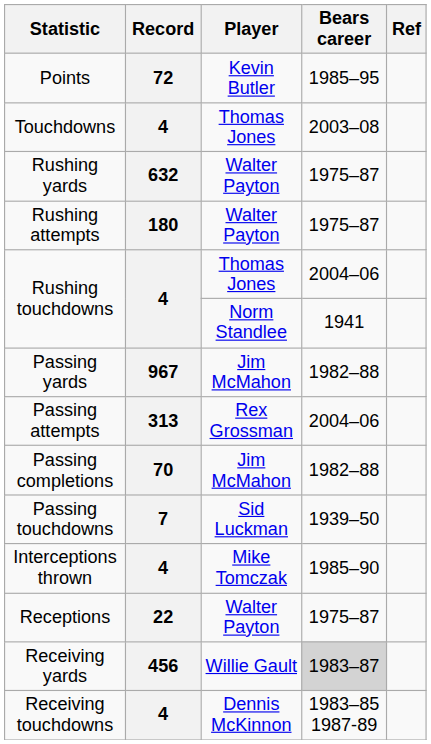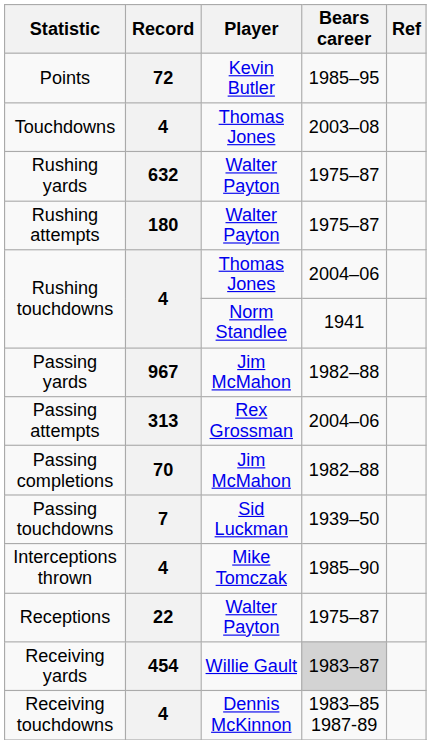(163, 666) 456 -> (163, 666) 454
